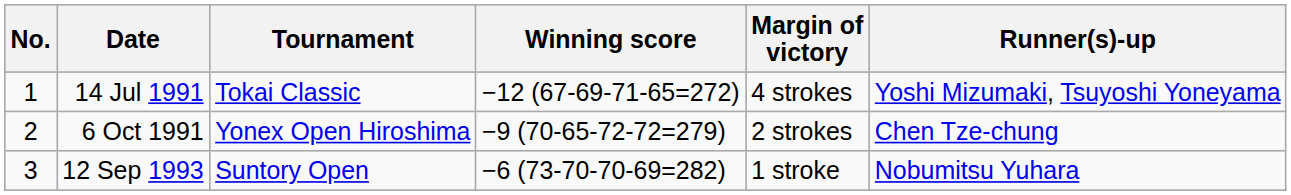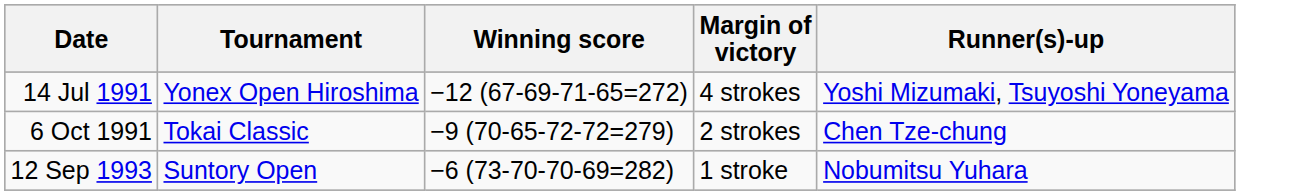- column: (31, 39)
(288, 92) Tokai Classic -> (291, 92) Yonex Open Hiroshima
(343, 132) Yonex Open Hiroshima -> (236, 132) Tokai Classic
